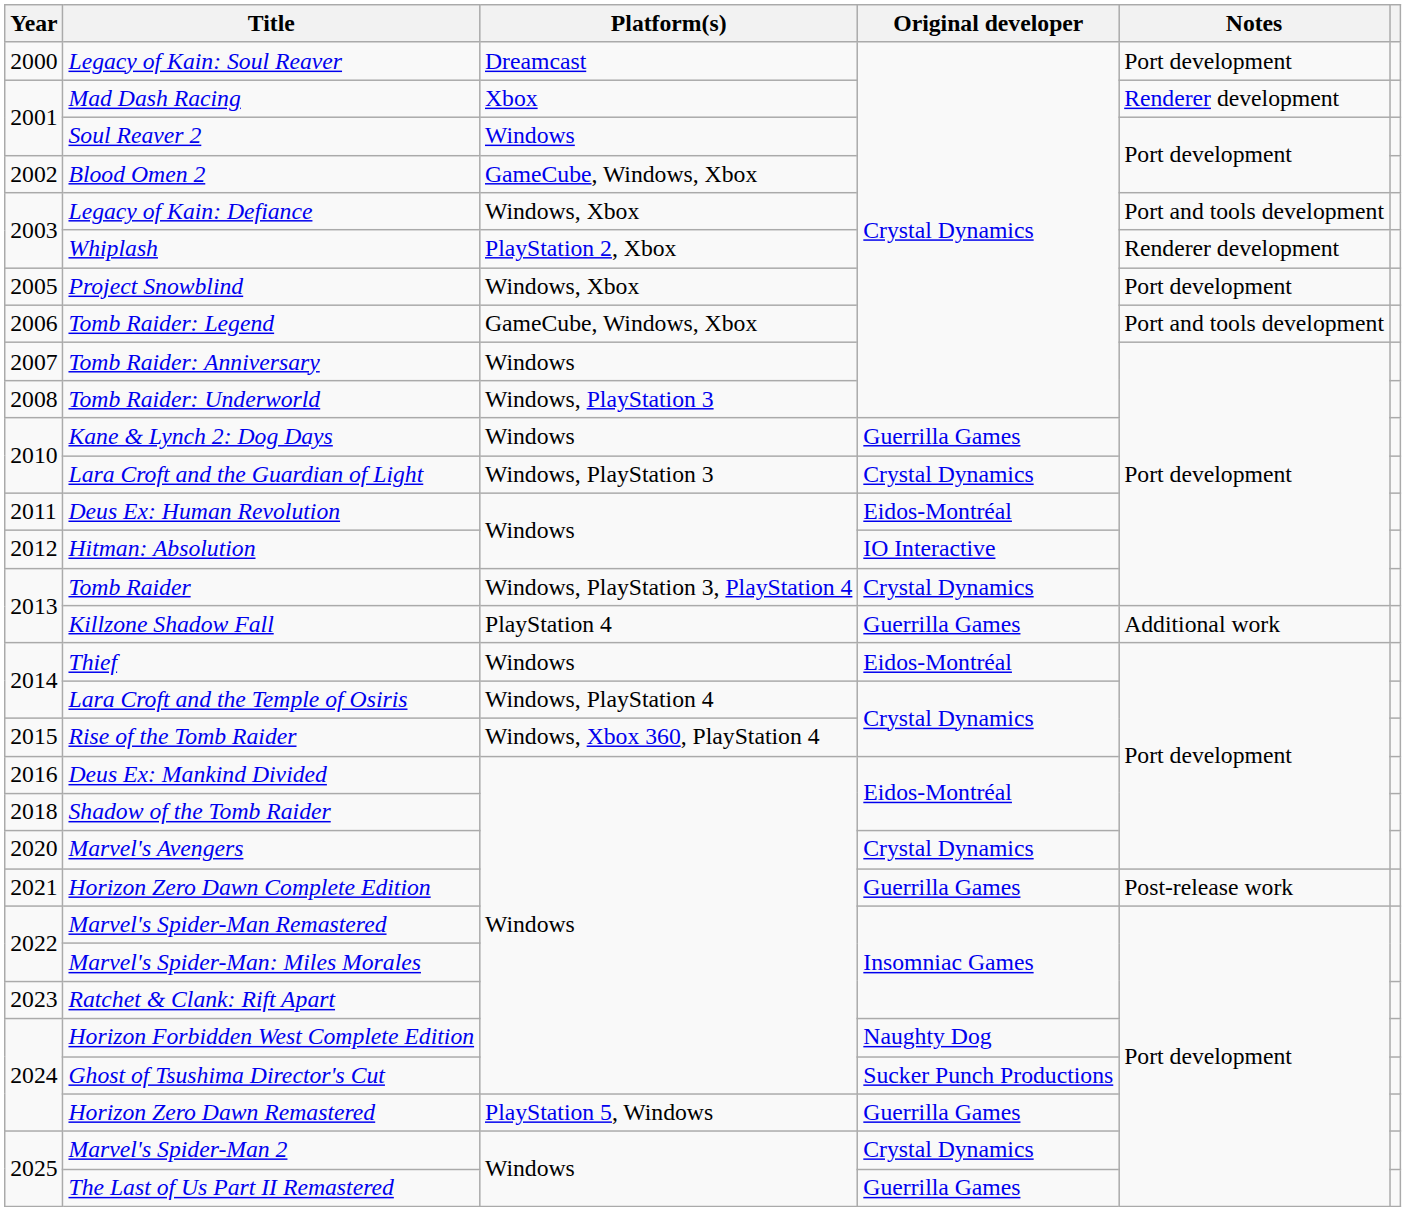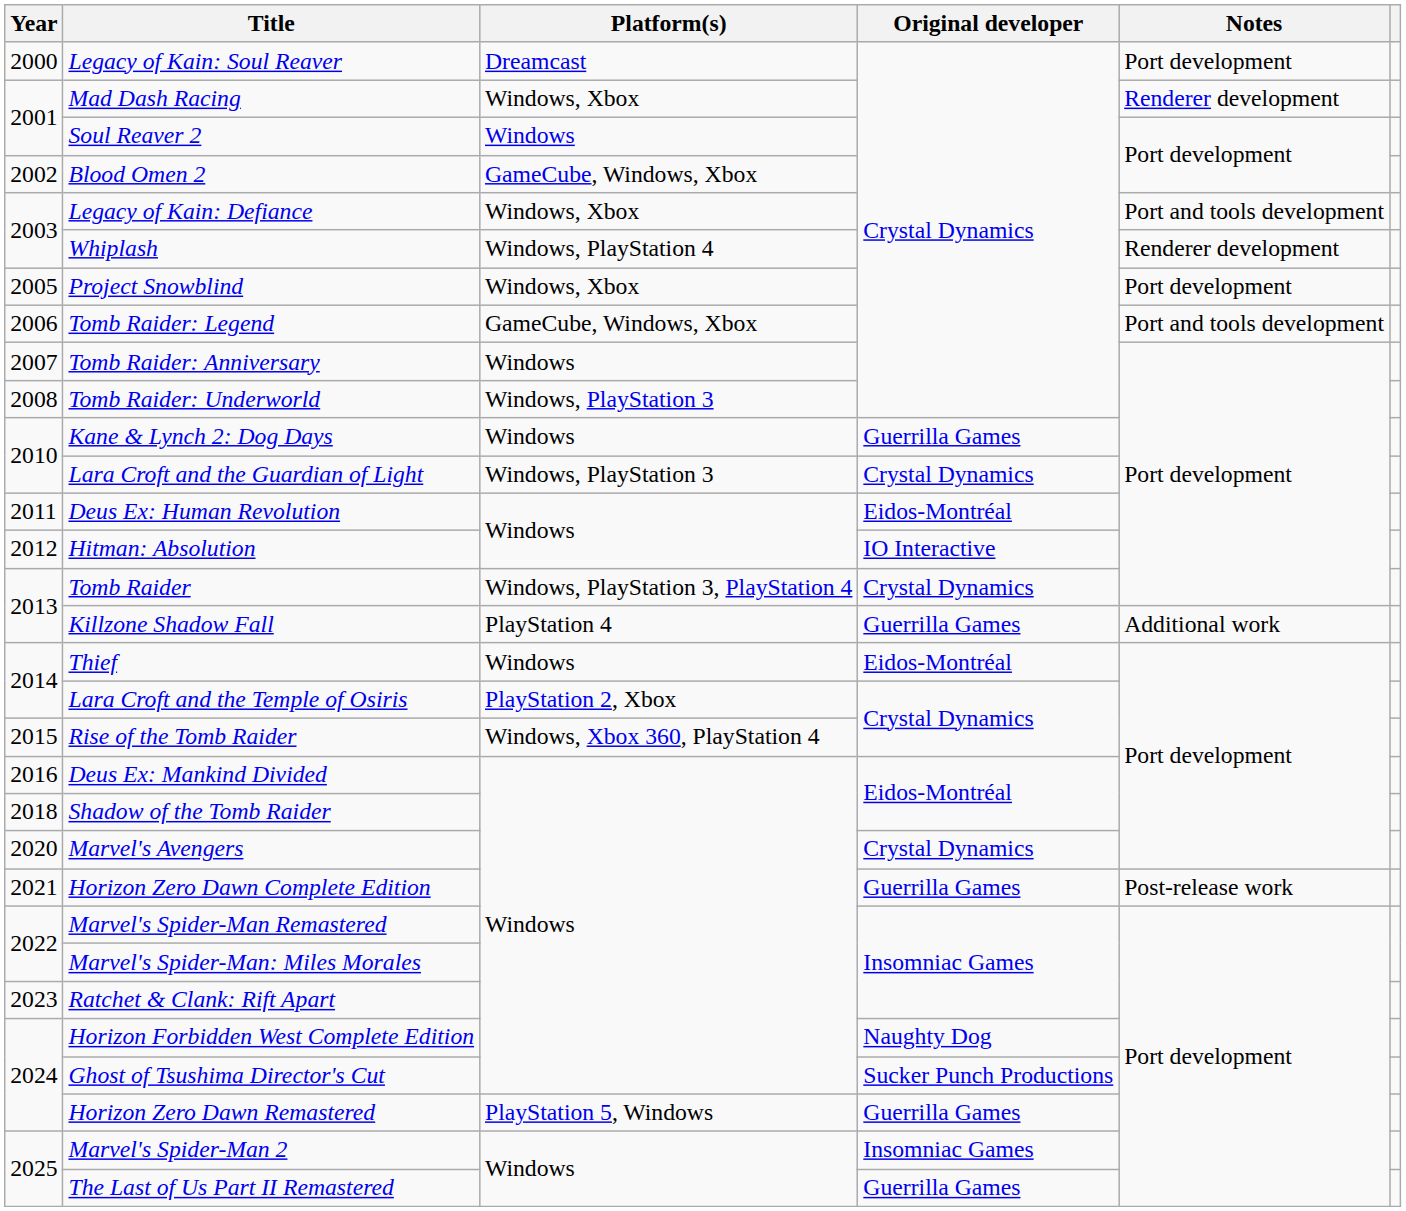(511, 98) Xbox -> (562, 98) Windows, Xbox
(581, 248) PlayStation 2, Xbox -> (599, 248) Windows, PlayStation 4
(599, 699) Windows, PlayStation 4 -> (581, 699) PlayStation 2, Xbox
(948, 1149) Crystal Dynamics -> (948, 1149) Insomniac Games
